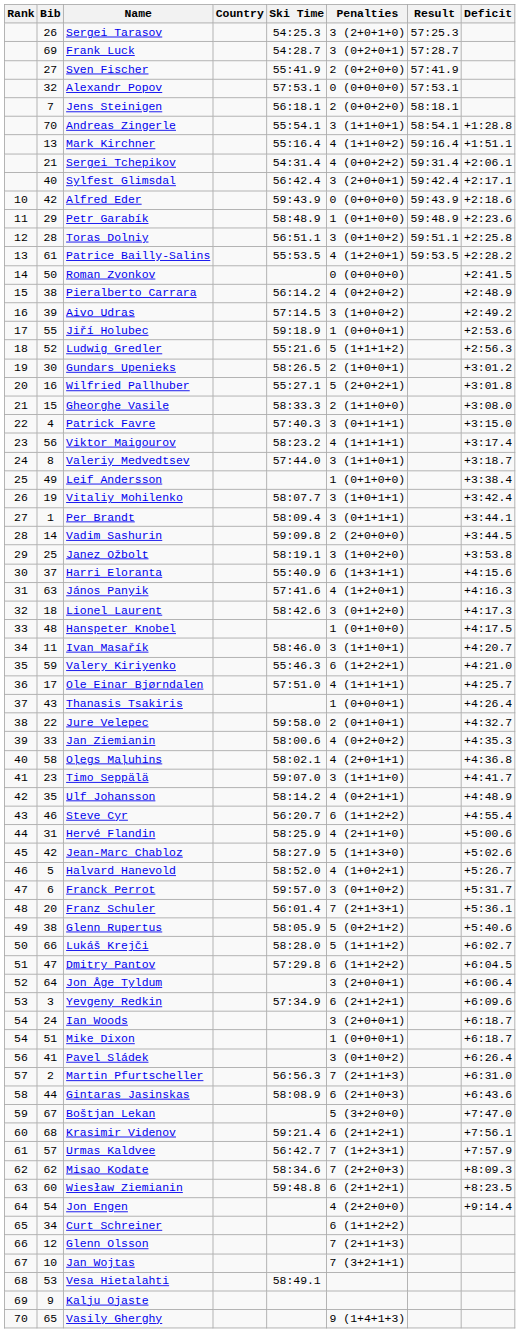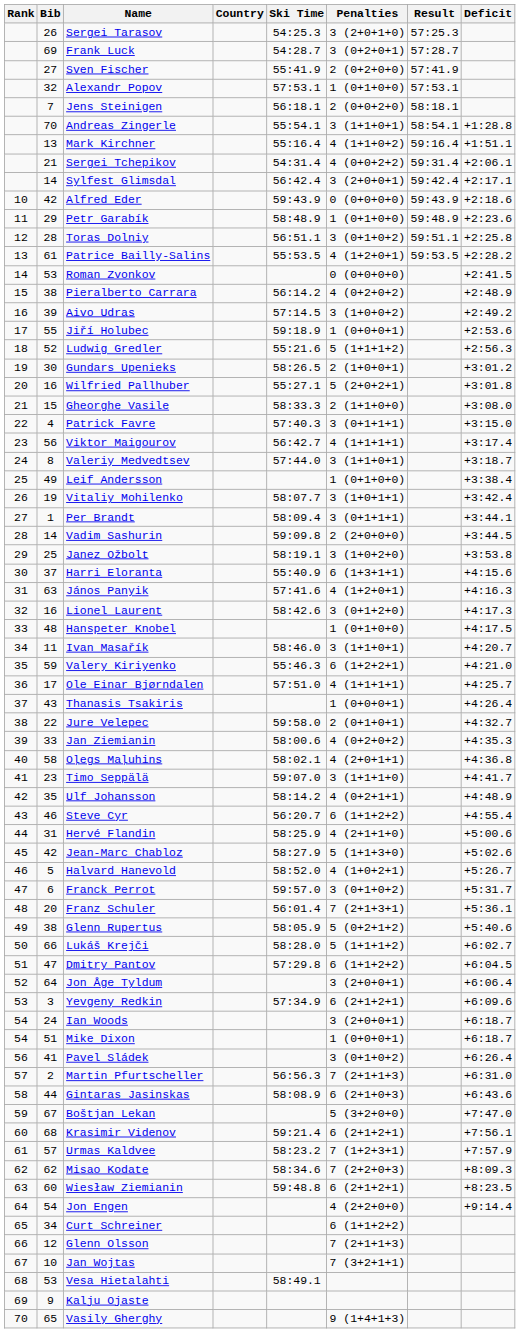(367, 88) 0 (0+0+0+0) -> (367, 88) 1 (0+1+0+0)
(50, 182) 40 -> (50, 182) 14
(50, 275) 50 -> (50, 275) 53
(297, 443) 58:23.2 -> (297, 443) 56:42.7
(50, 610) 18 -> (50, 610) 16
(297, 1151) 56:42.7 -> (297, 1151) 58:23.2
